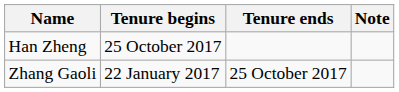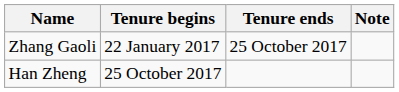rows swapped: (52, 73) <-> (48, 45)
